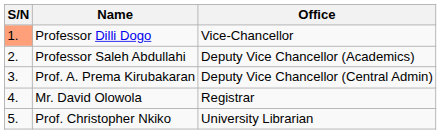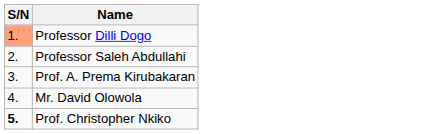- column: (317, 14)
(13, 118) normal -> (13, 118) bold
